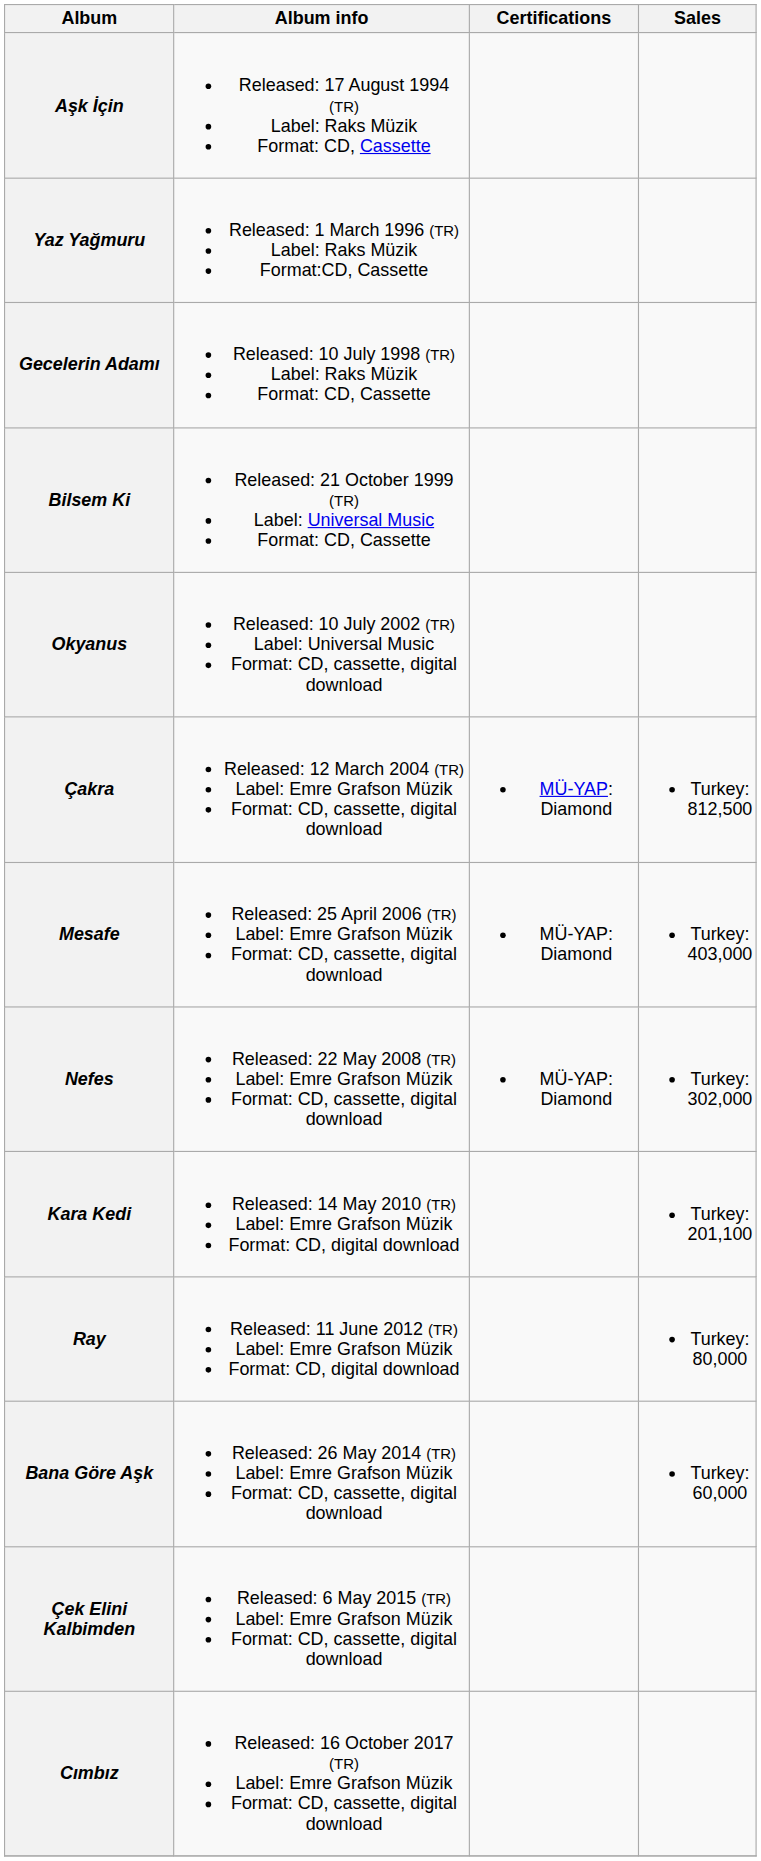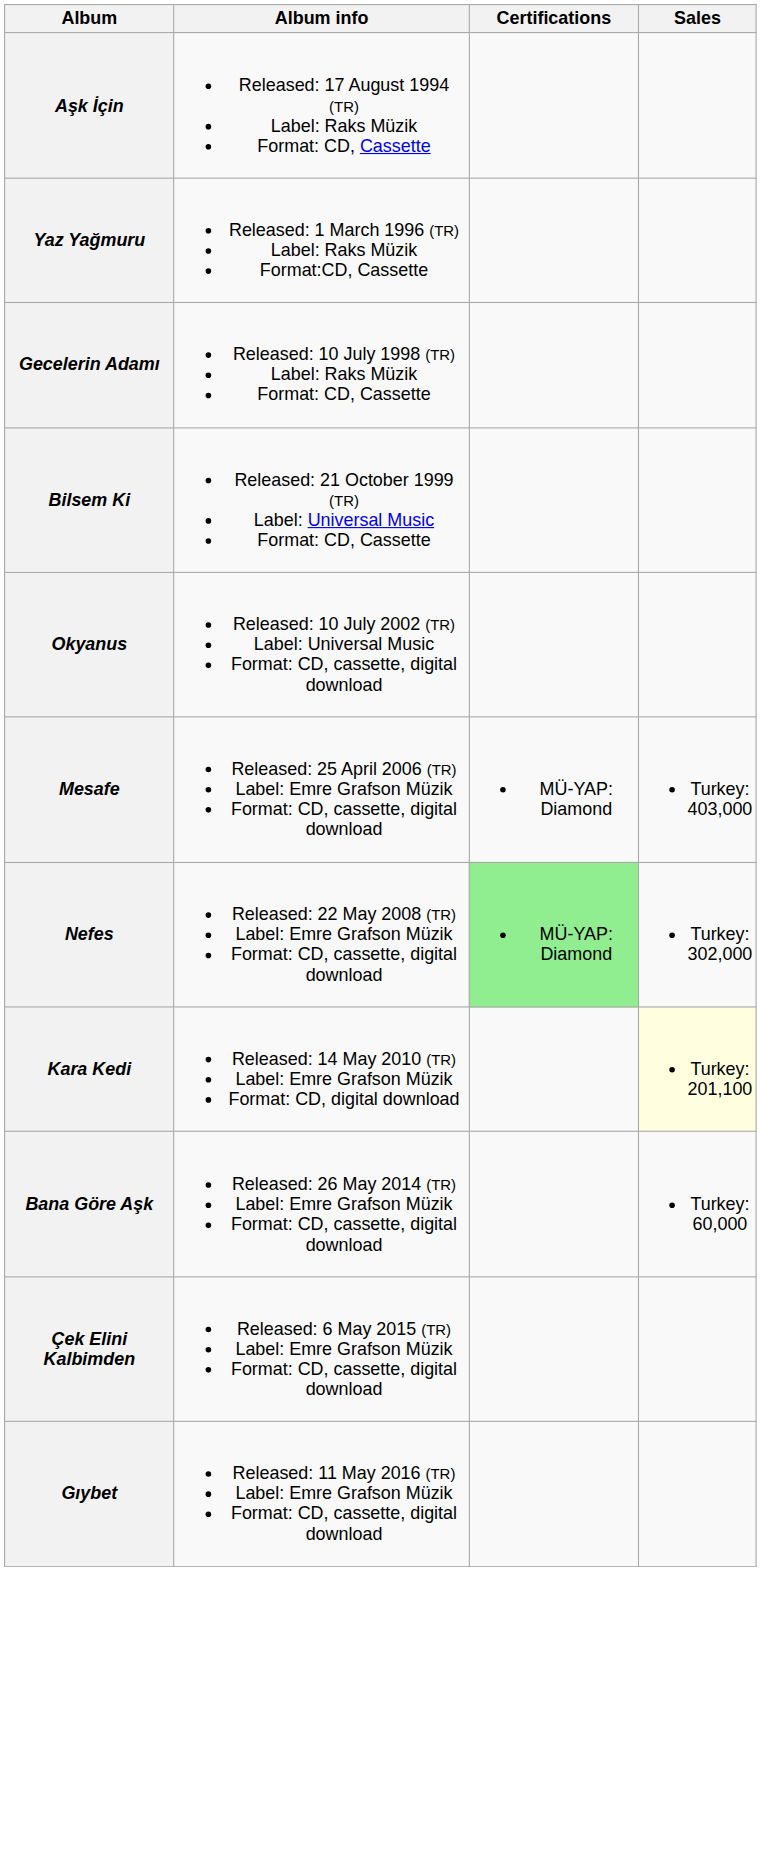- row: (89, 789)
(554, 1089) no background -> (554, 945) lightgreen background
(698, 1224) no background -> (698, 1079) lightyellow background
- row: (89, 1338)
+ row: (89, 1493)
- row: (89, 1773)
